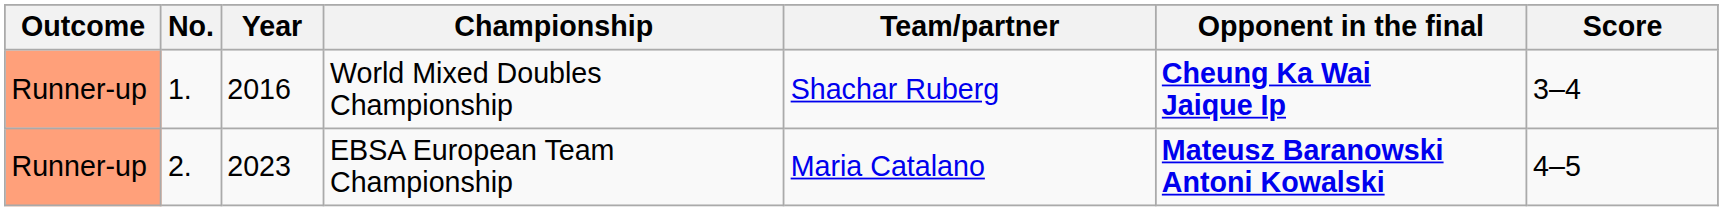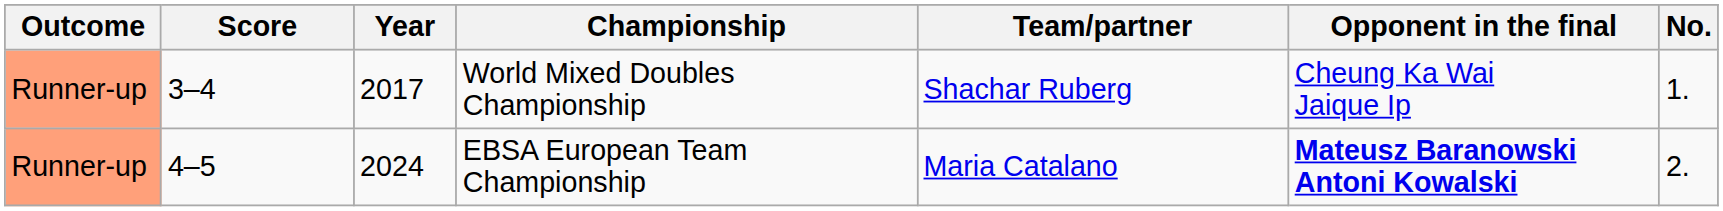columns swapped: (191, 27) <-> (1623, 27)
(259, 88) 2016 -> (392, 88) 2017
(1266, 88) bold -> (1394, 88) normal
(259, 166) 2023 -> (392, 166) 2024
